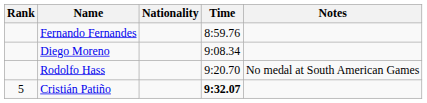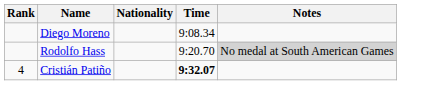- row: (88, 32)
(333, 70) no background -> (307, 51) lightgrey background
(21, 88) 5 -> (21, 70) 4
